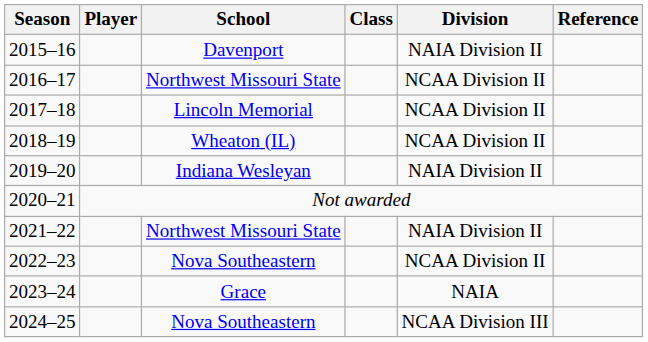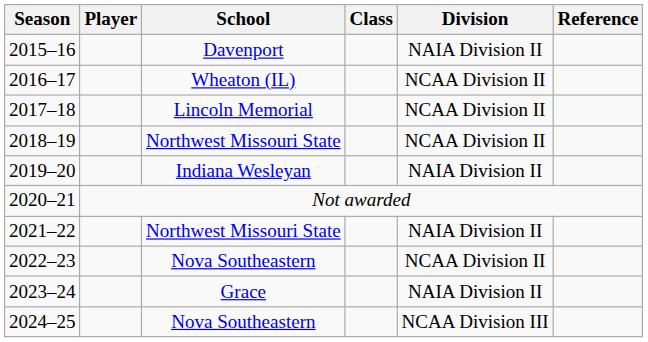(243, 79) Northwest Missouri State -> (243, 79) Wheaton (IL)
(243, 140) Wheaton (IL) -> (243, 140) Northwest Missouri State
(475, 291) NAIA -> (475, 291) NAIA Division II
